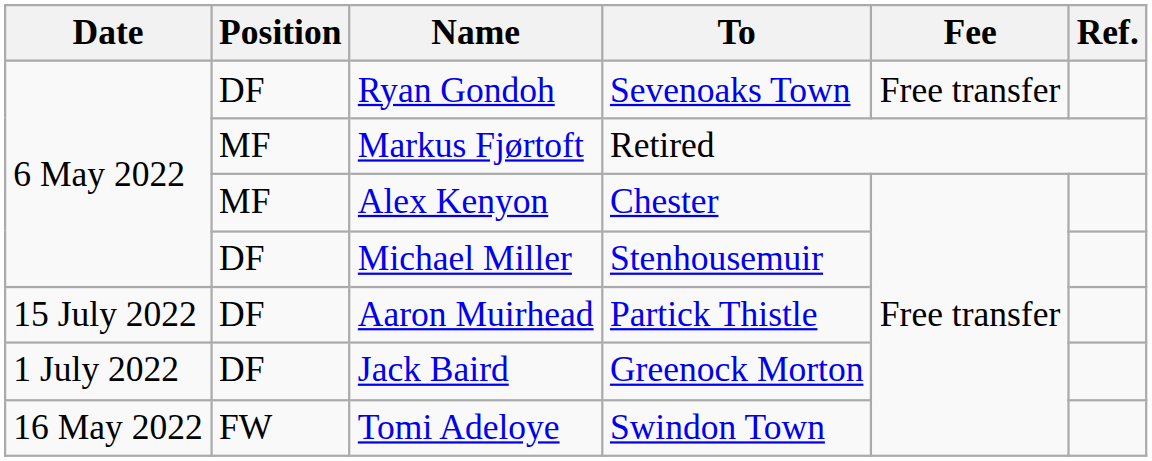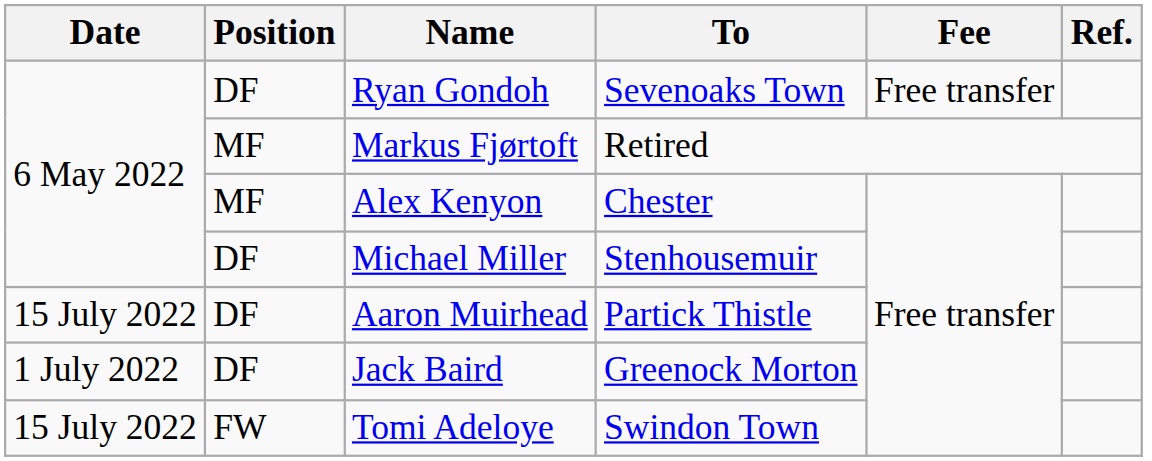(108, 426) 16 May 2022 -> (105, 426) 15 July 2022
